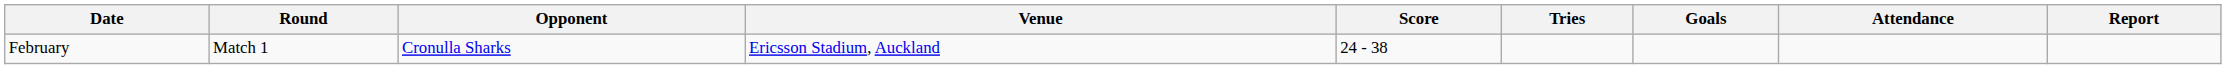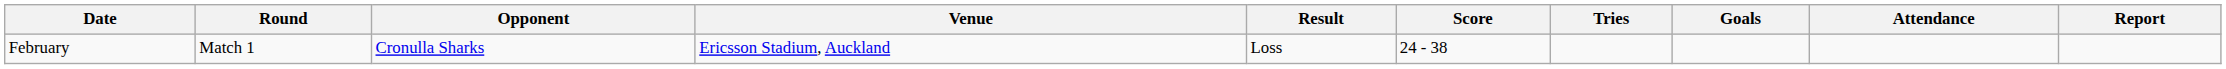+ column: (1321, 19)
